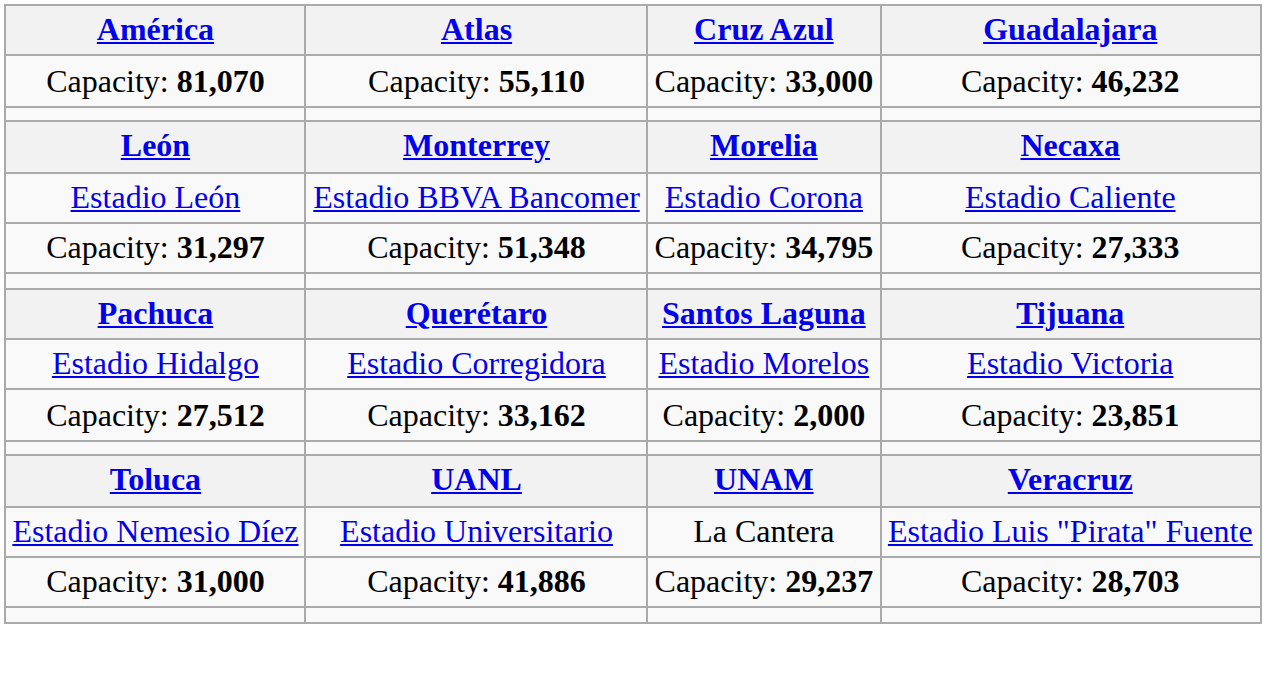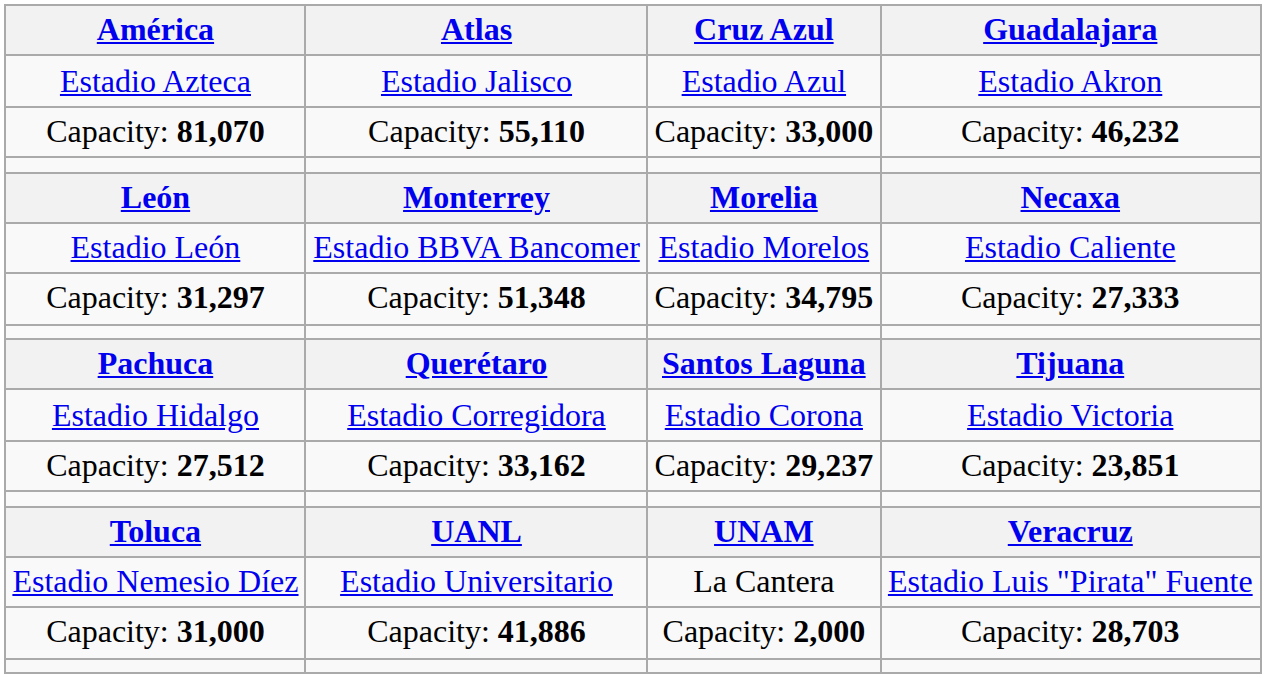+ row: (155, 80)
(764, 196) Estadio Corona -> (764, 247) Estadio Morelos
(764, 363) Estadio Morelos -> (764, 414) Estadio Corona
(764, 414) Capacity: 2,000 -> (764, 465) Capacity: 29,237
(764, 581) Capacity: 29,237 -> (764, 632) Capacity: 2,000
